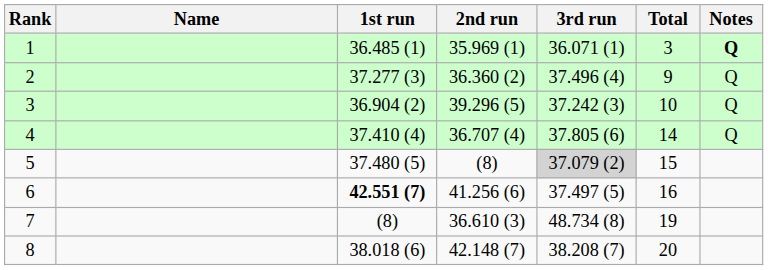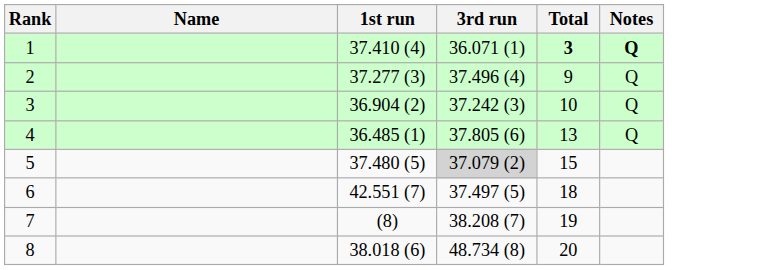- column: (487, 18)
(387, 47) 36.485 (1) -> (387, 47) 37.410 (4)
(668, 47) normal -> (568, 47) bold
(387, 134) 37.410 (4) -> (387, 134) 36.485 (1)
(668, 134) 14 -> (568, 134) 13
(387, 192) bold -> (387, 192) normal
(668, 192) 16 -> (568, 192) 18
(587, 221) 48.734 (8) -> (487, 221) 38.208 (7)
(587, 250) 38.208 (7) -> (487, 250) 48.734 (8)
